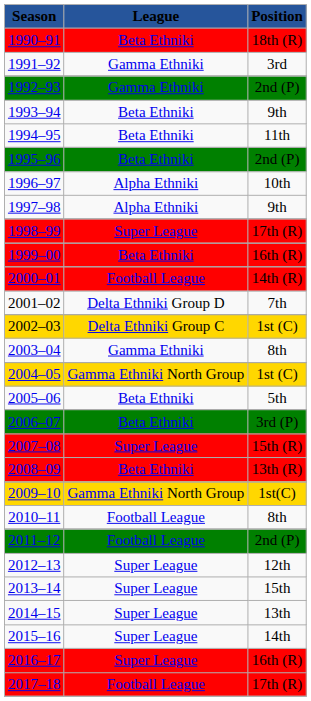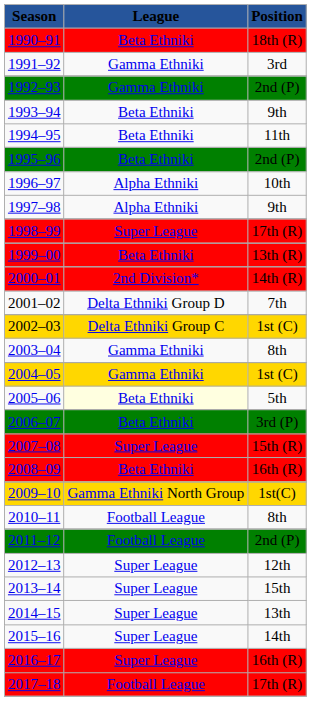(277, 254) 16th (R) -> (277, 254) 13th (R)
(156, 278) Football League -> (156, 278) 2nd Division*
(156, 374) Gamma Ethniki North Group -> (156, 374) Gamma Ethniki
(156, 398) no background -> (156, 398) lightyellow background
(277, 469) 13th (R) -> (277, 469) 16th (R)
